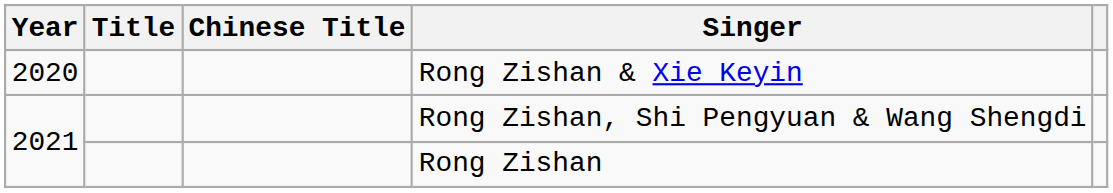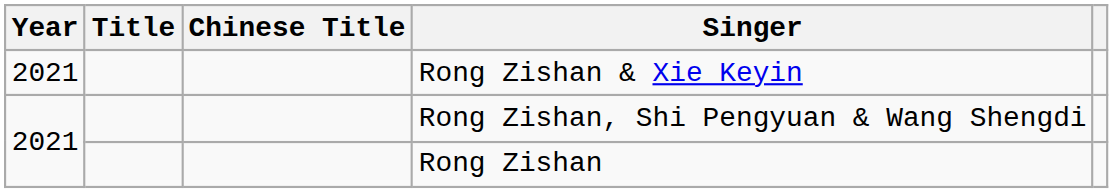(45, 73) 2020 -> (45, 73) 2021
